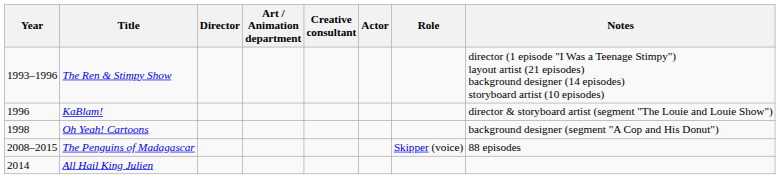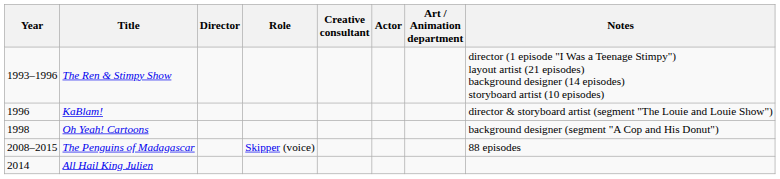columns swapped: (273, 25) <-> (429, 25)
